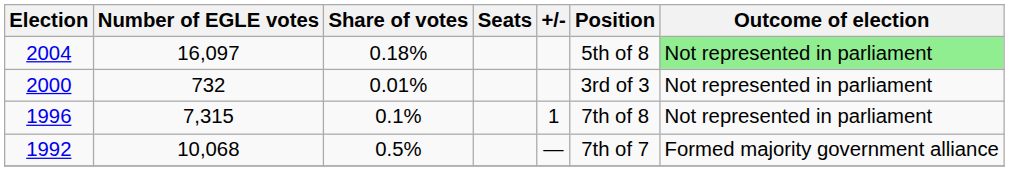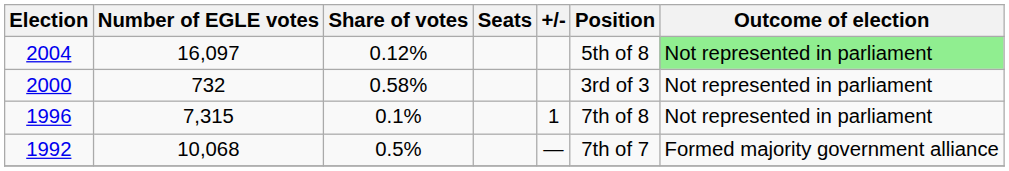(398, 52) 0.18% -> (398, 52) 0.12%
(398, 85) 0.01% -> (398, 85) 0.58%
